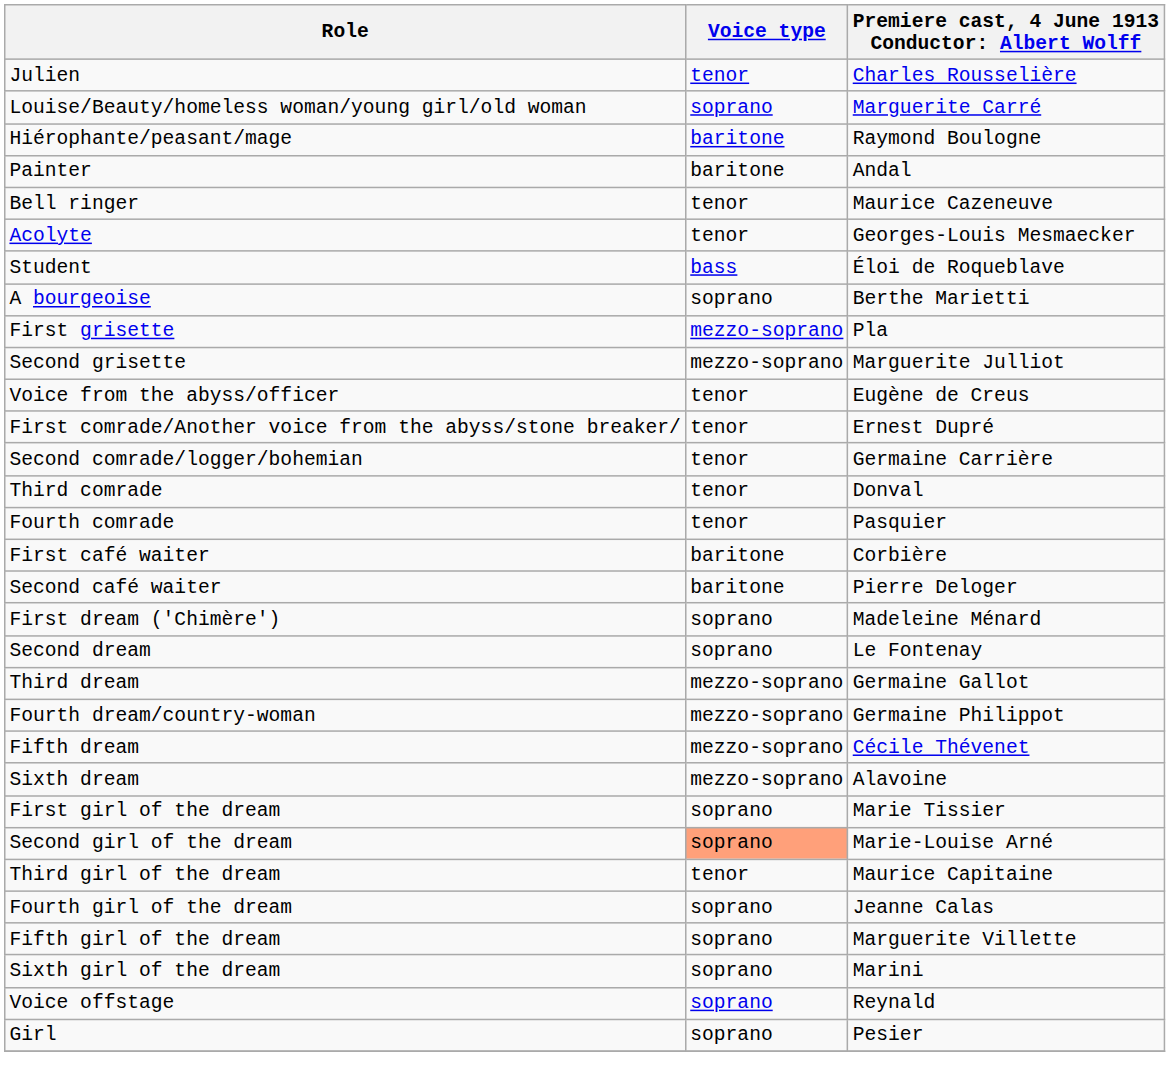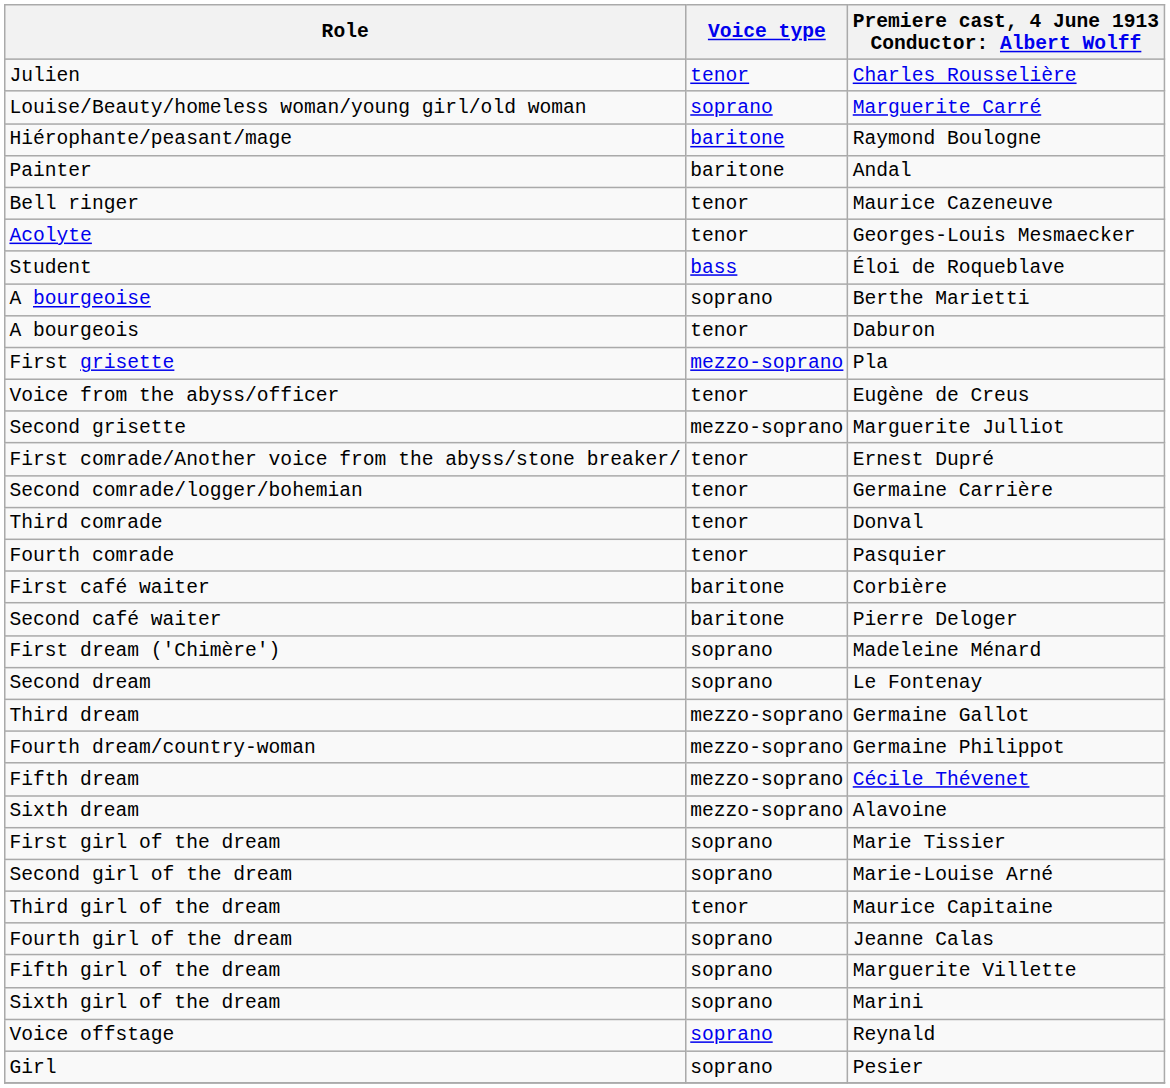+ row: (74, 331)
rows swapped: (98, 363) <-> (174, 395)
(731, 843) lightsalmon background -> (731, 875) no background
